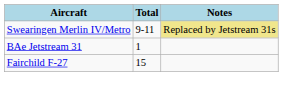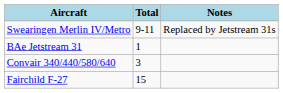(220, 29) khaki background -> (220, 29) no background
+ row: (61, 63)
